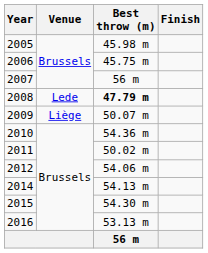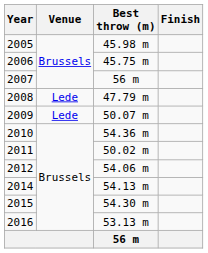(126, 97) bold -> (126, 97) normal
(65, 115) Liège -> (65, 115) Lede
